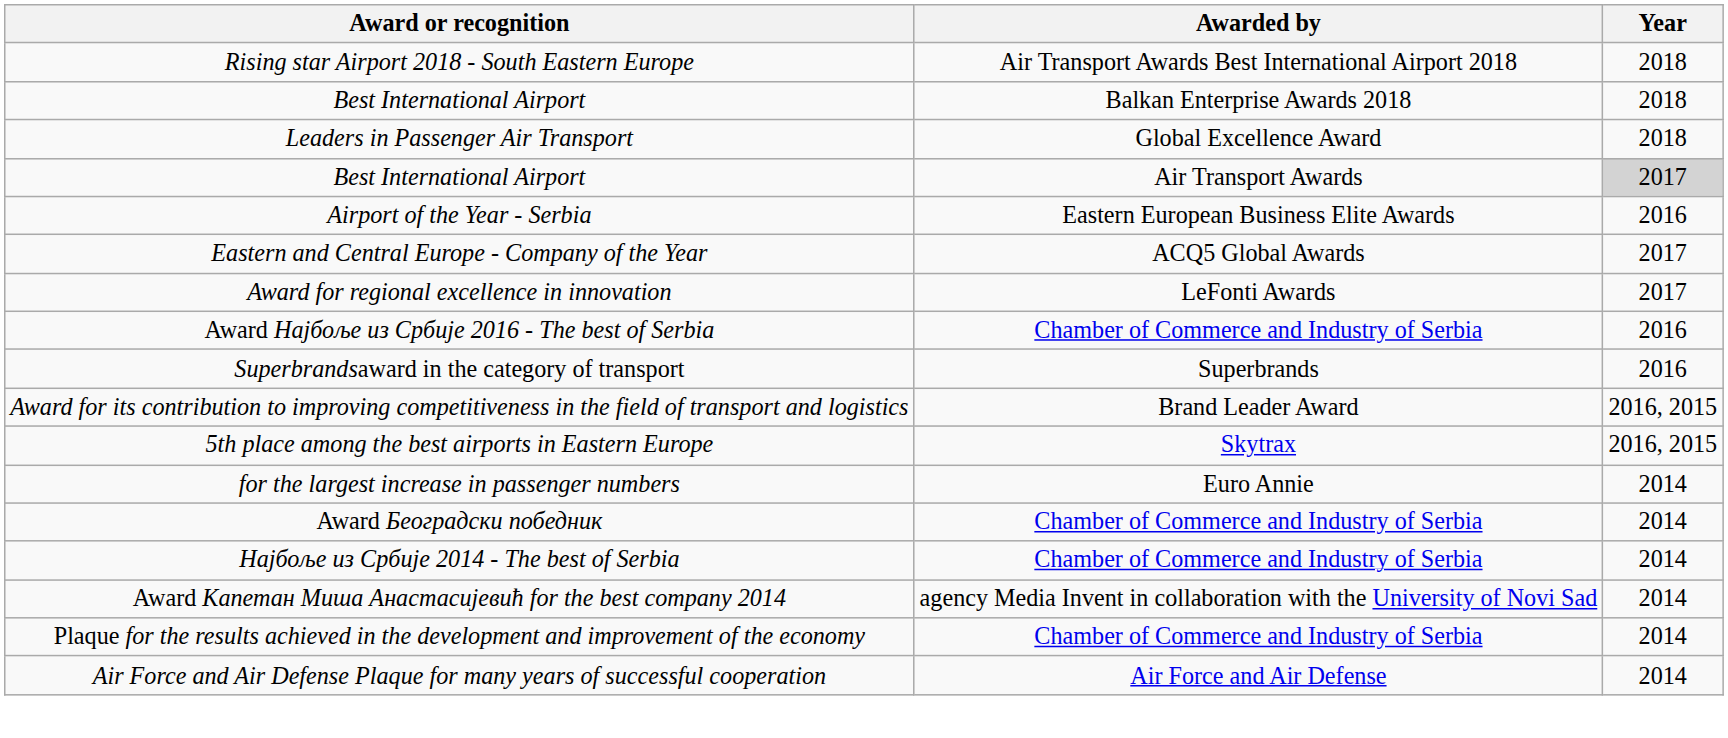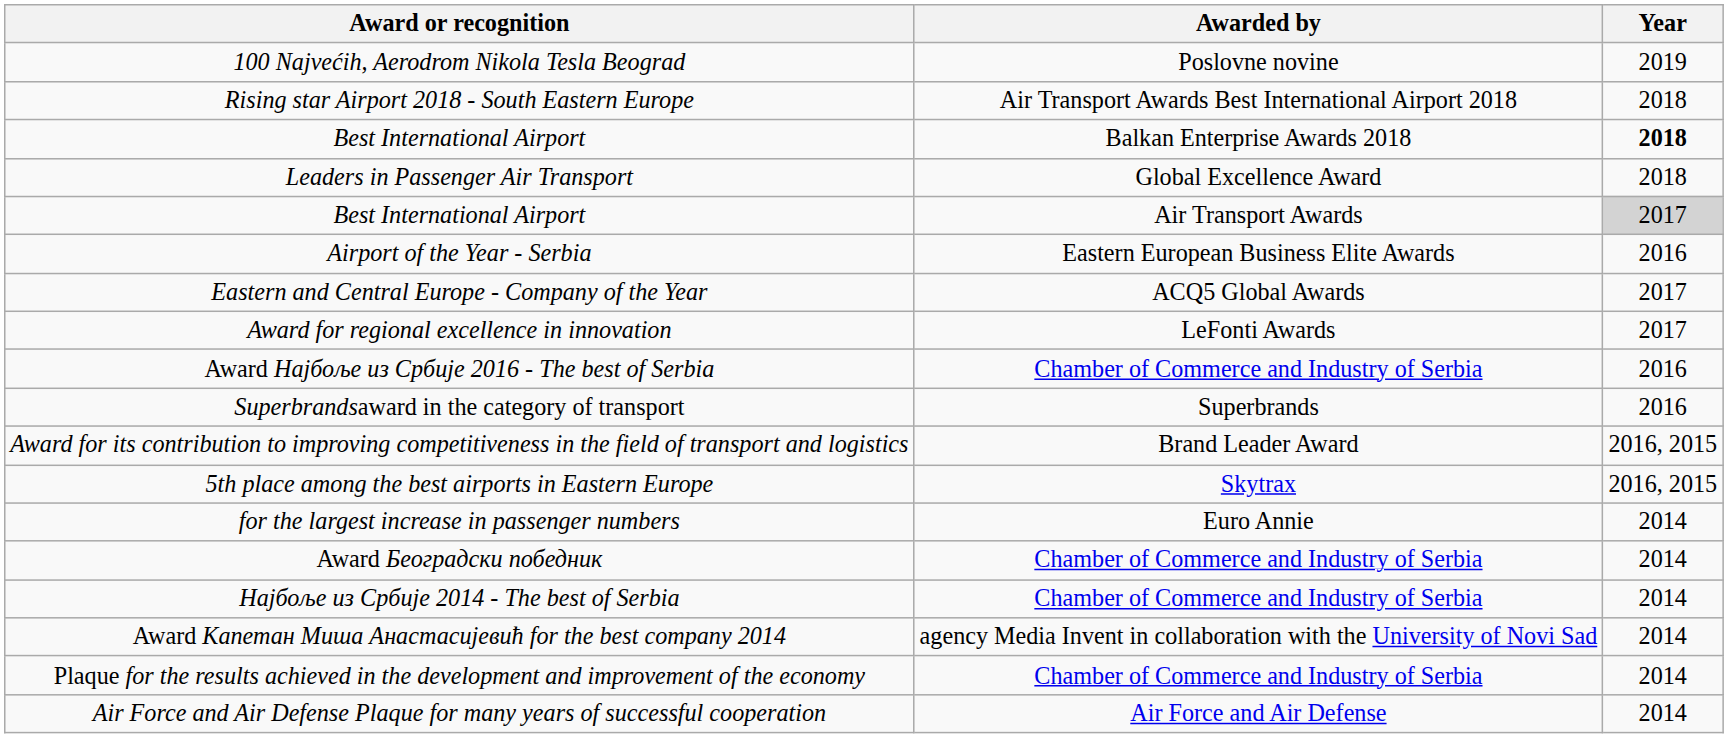+ row: (459, 61)
(1663, 100) normal -> (1663, 138) bold
